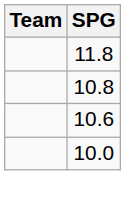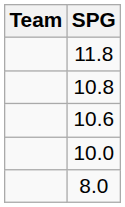+ row: (94, 185)
